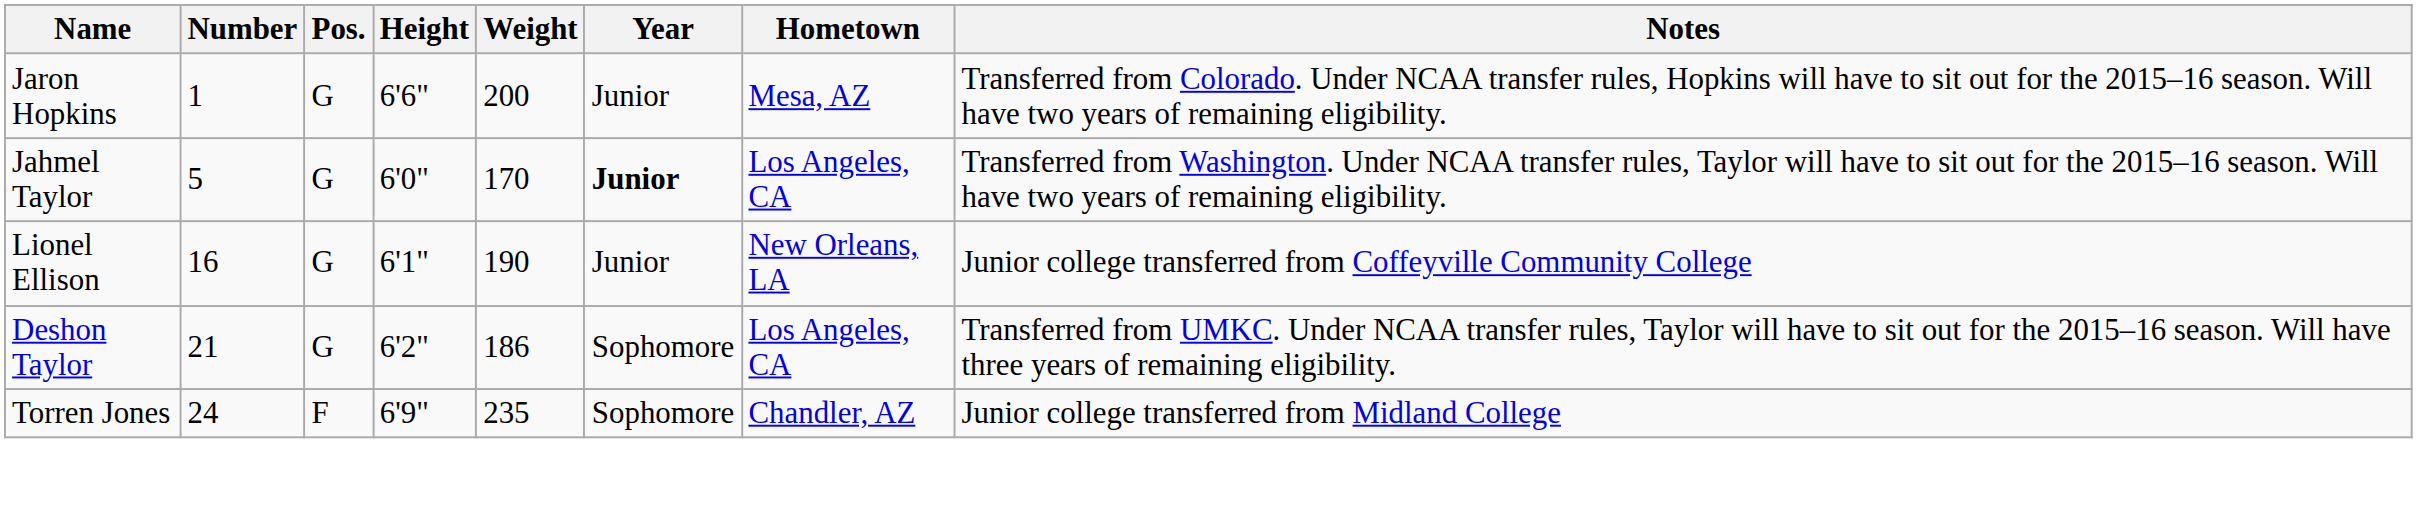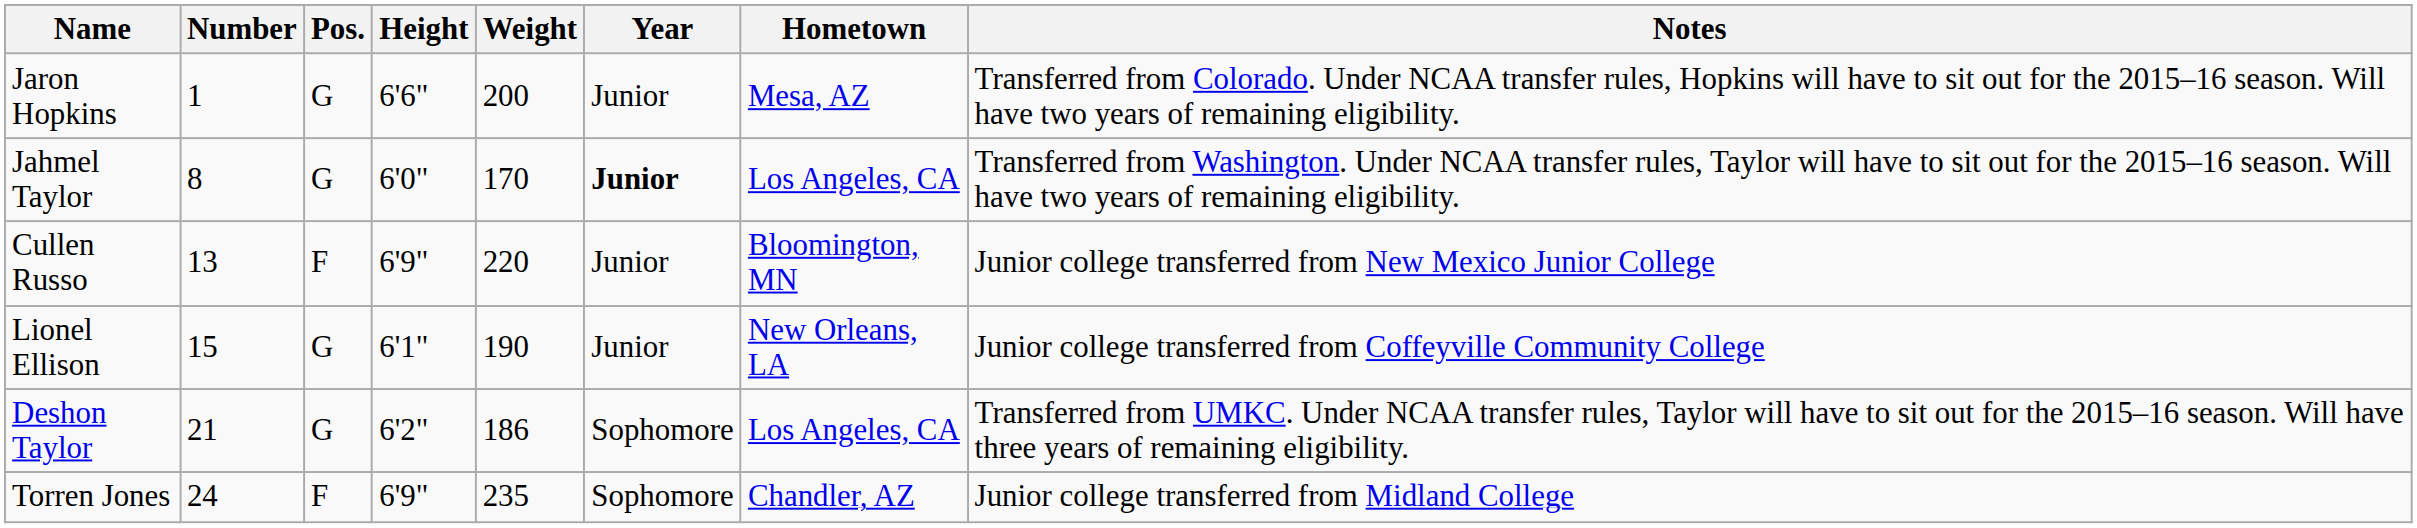(195, 179) 5 -> (195, 179) 8
+ row: (53, 262)
(203, 262) 16 -> (202, 346) 15
